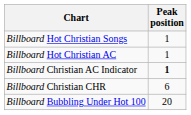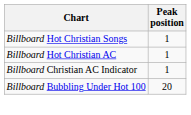(167, 70) bold -> (167, 70) normal
- row: (56, 86)
